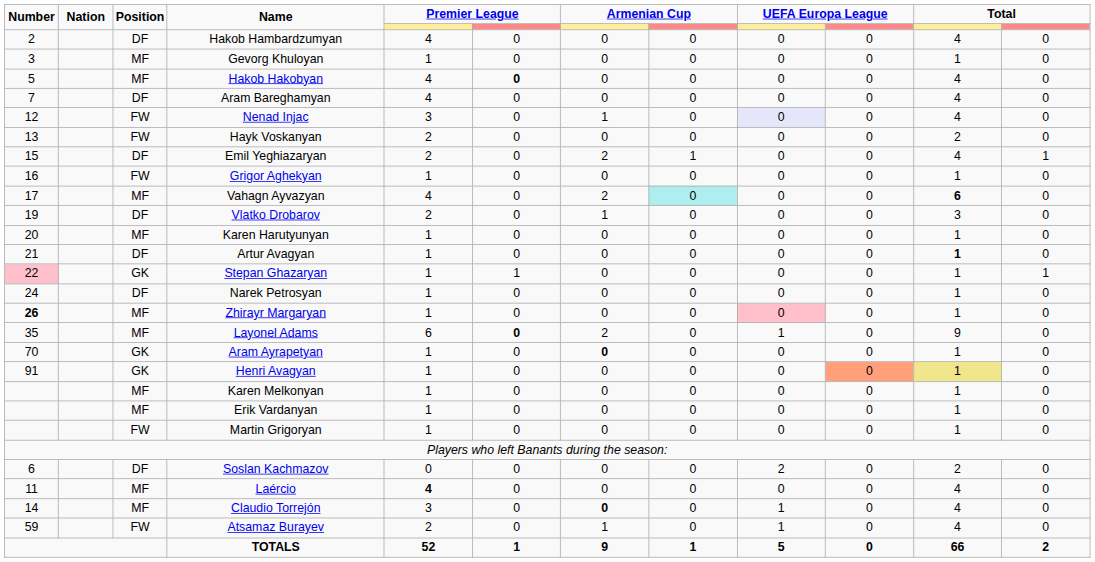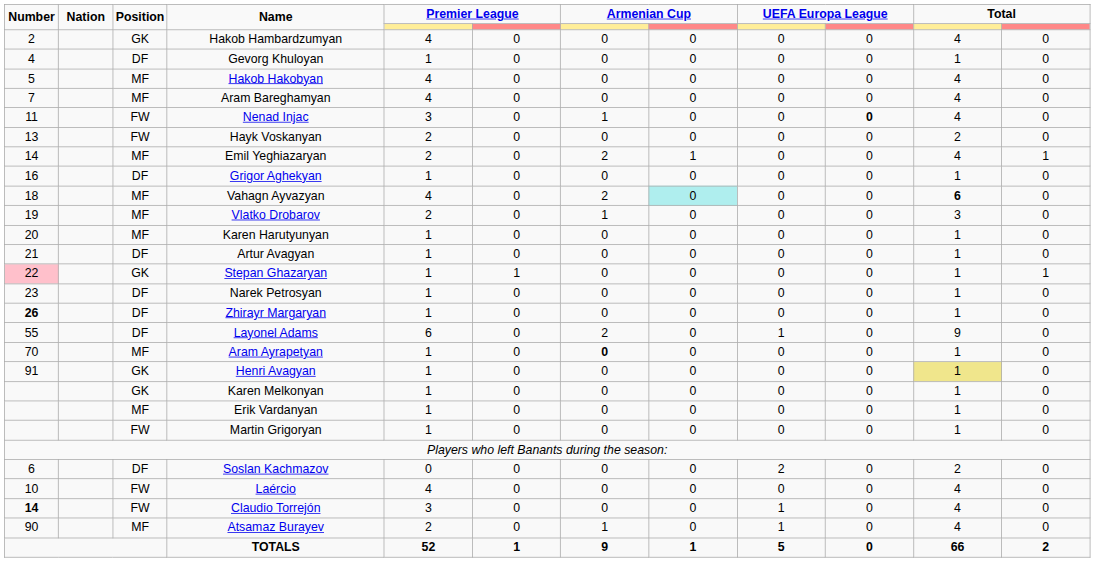(140, 39) DF -> (140, 39) GK
(32, 59) 3 -> (32, 59) 4
(140, 59) MF -> (140, 59) DF
(517, 78) bold -> (517, 78) normal
(140, 98) DF -> (140, 98) MF
(32, 117) 12 -> (32, 117) 11
(781, 117) lavender background -> (781, 117) no background
(869, 117) normal -> (869, 117) bold
(32, 156) 15 -> (32, 156) 14
(140, 156) DF -> (140, 156) MF
(140, 176) FW -> (140, 176) DF
(32, 195) 17 -> (32, 195) 18
(140, 215) DF -> (140, 215) MF
(958, 254) bold -> (958, 254) normal
(32, 293) 24 -> (32, 293) 23
(140, 313) MF -> (140, 313) DF
(781, 313) pink background -> (781, 313) no background
(32, 332) 35 -> (32, 332) 55
(140, 332) MF -> (140, 332) DF
(517, 332) bold -> (517, 332) normal
(140, 352) GK -> (140, 352) MF
(869, 371) lightsalmon background -> (869, 371) no background
(140, 391) MF -> (140, 391) GK
(32, 488) 11 -> (32, 488) 10
(140, 488) MF -> (140, 488) FW
(428, 488) bold -> (428, 488) normal
(32, 508) normal -> (32, 508) bold
(140, 508) MF -> (140, 508) FW
(605, 508) bold -> (605, 508) normal
(32, 527) 59 -> (32, 527) 90
(140, 527) FW -> (140, 527) MF
